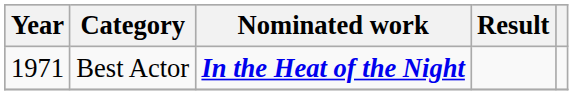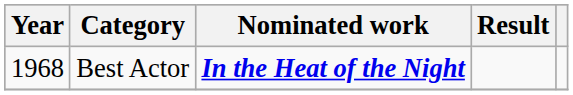(38, 67) 1971 -> (38, 67) 1968
